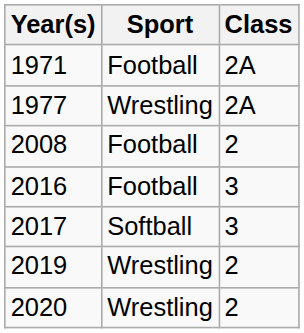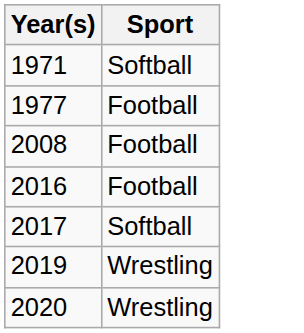- column: (258, 24)
(153, 65) Football -> (150, 65) Softball
(160, 105) Wrestling -> (153, 105) Football
